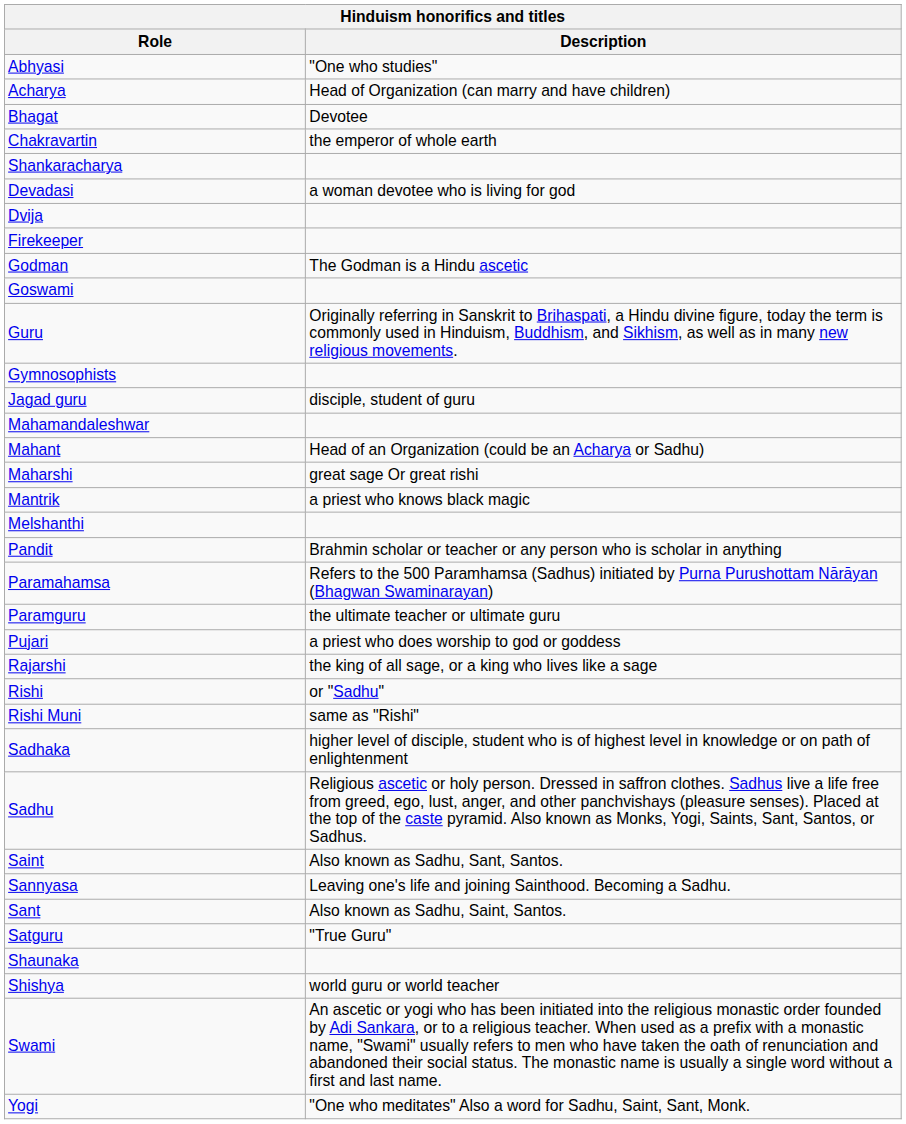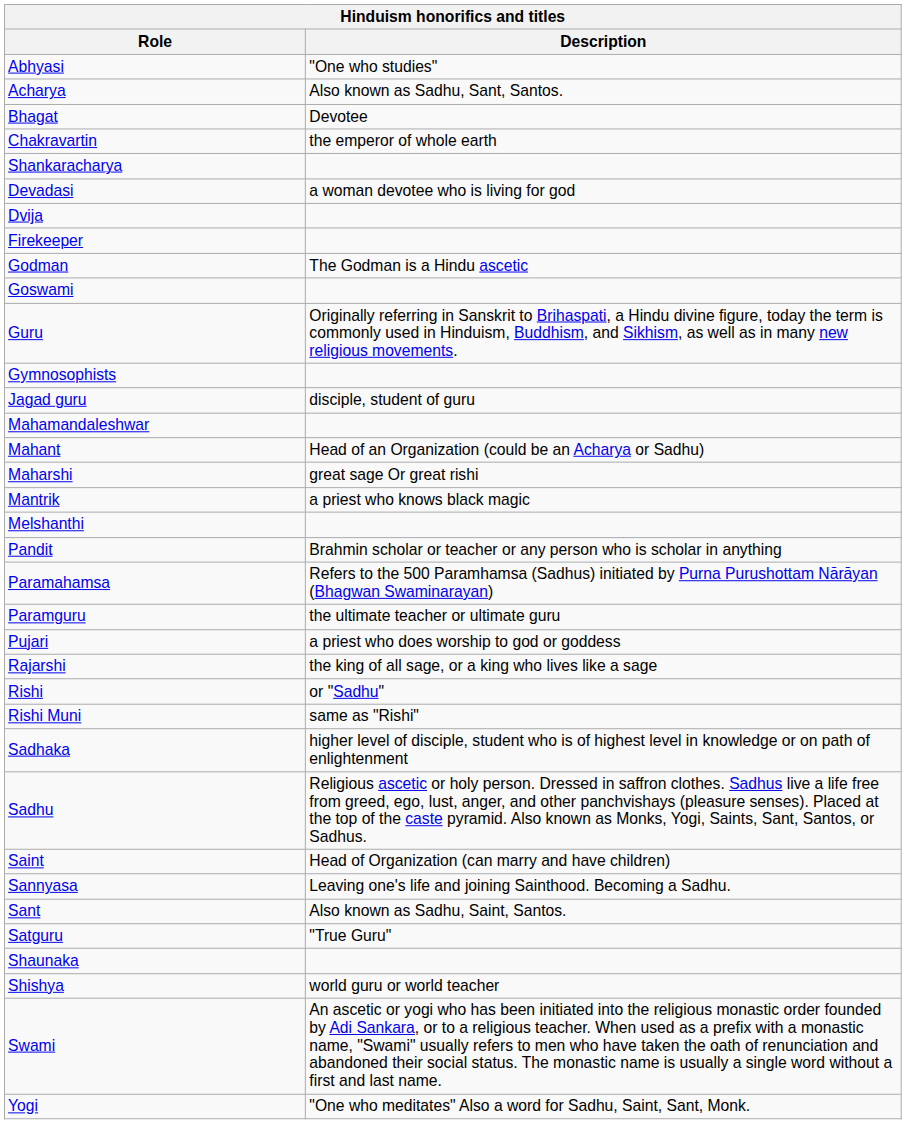(490, 91) Head of Organization (can marry and have children) -> (436, 91) Also known as Sadhu, Sant, Santos.
(436, 861) Also known as Sadhu, Sant, Santos. -> (490, 861) Head of Organization (can marry and have children)
